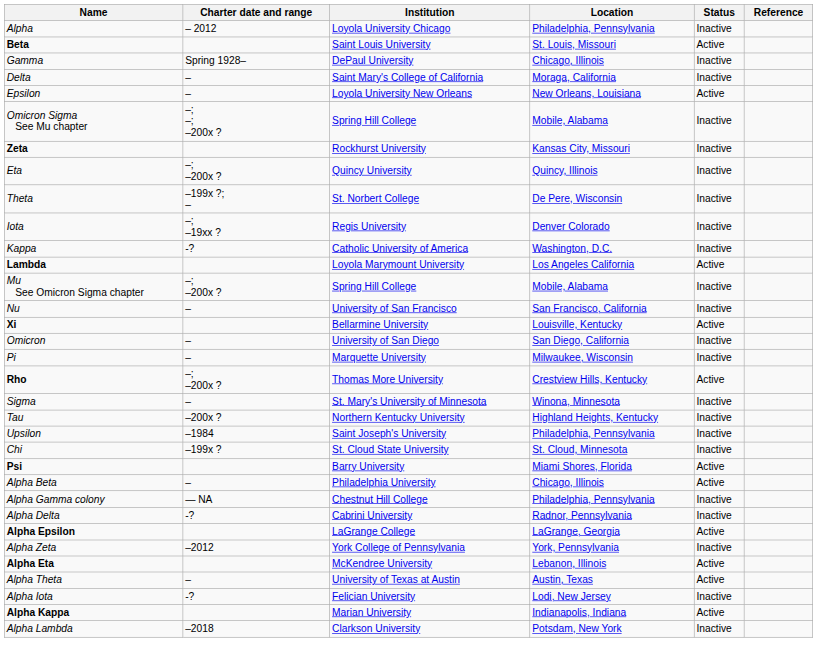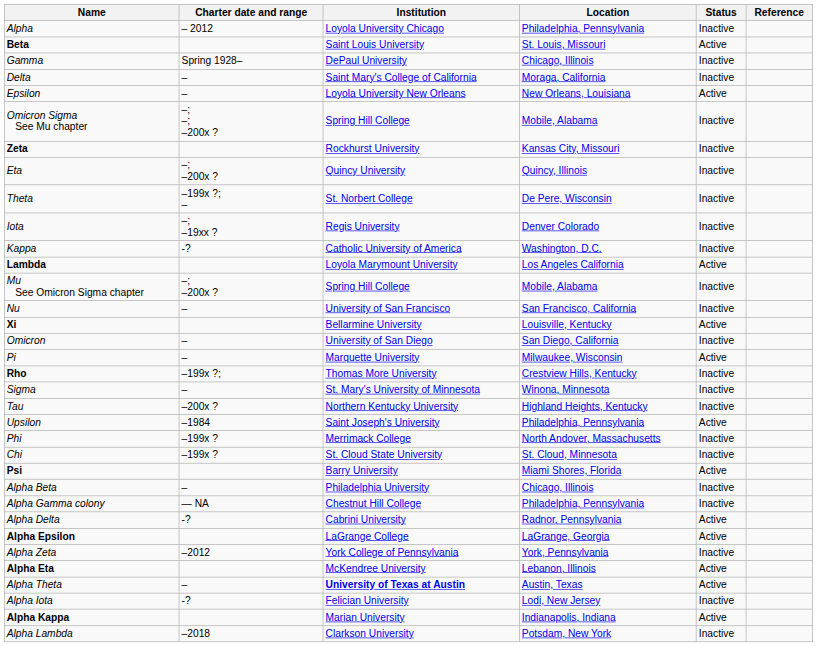(714, 357) Inactive -> (713, 357) Active
(203, 379) –; –200x ? -> (201, 374) –199x ?;
(710, 379) Active -> (716, 374) Inactive
(714, 434) Inactive -> (713, 422) Active
+ row: (14, 439)
(710, 483) Active -> (716, 487) Inactive
(714, 515) Inactive -> (713, 520) Active
(396, 580) normal -> (395, 585) bold
